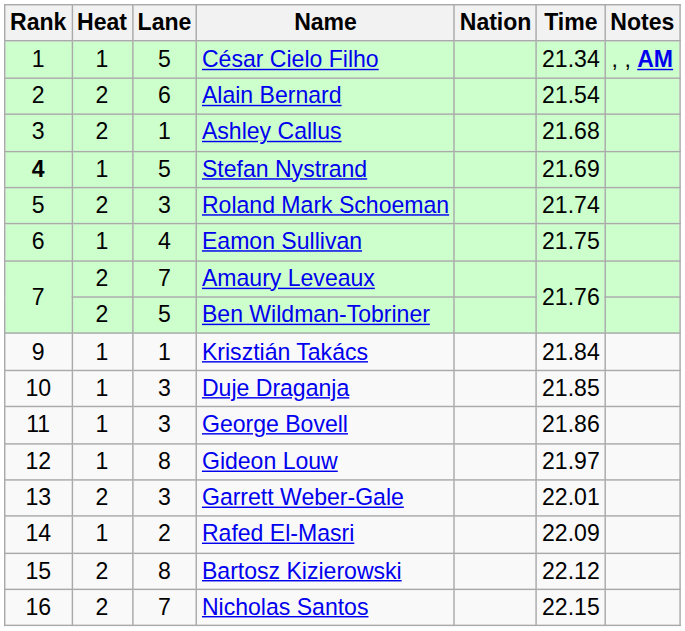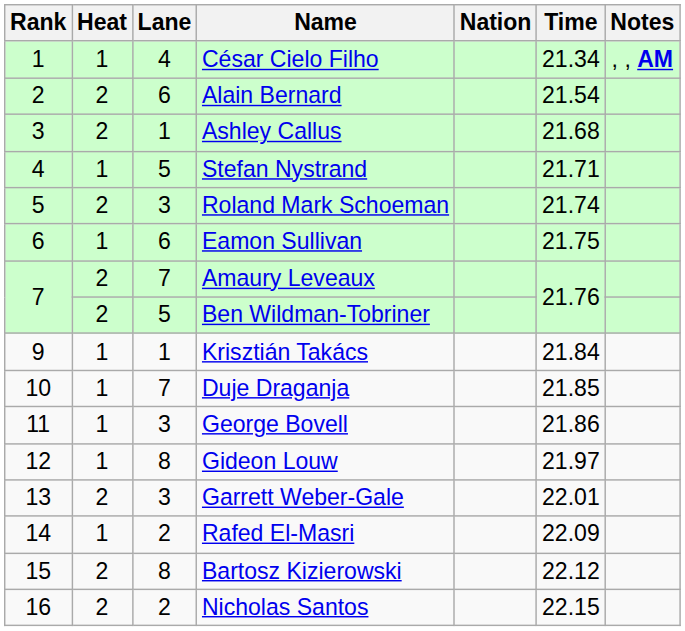(164, 59) 5 -> (164, 59) 4
(38, 168) bold -> (38, 168) normal
(571, 168) 21.69 -> (571, 168) 21.71
(164, 242) 4 -> (164, 242) 6
(164, 388) 3 -> (164, 388) 7
(164, 607) 7 -> (164, 607) 2
